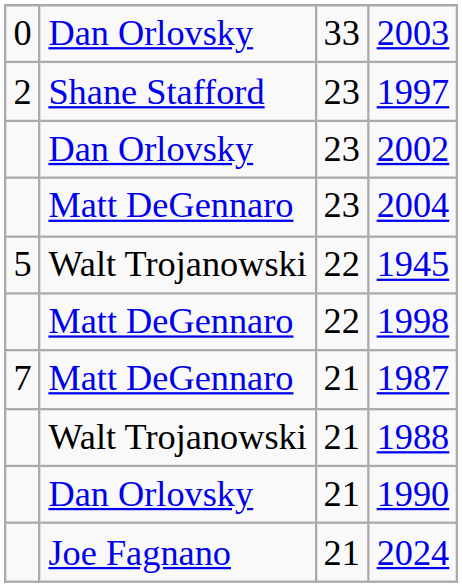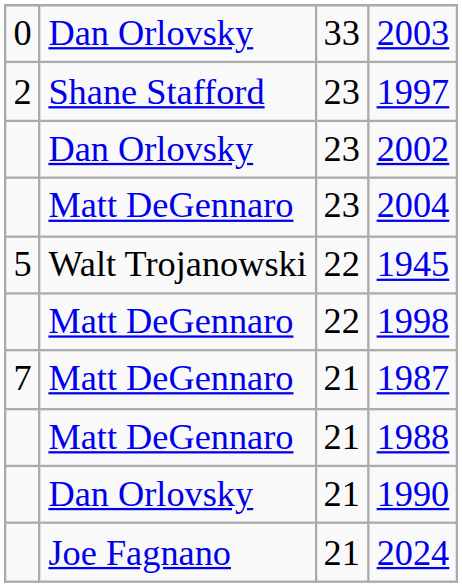(178, 436) Walt Trojanowski -> (171, 436) Matt DeGennaro
